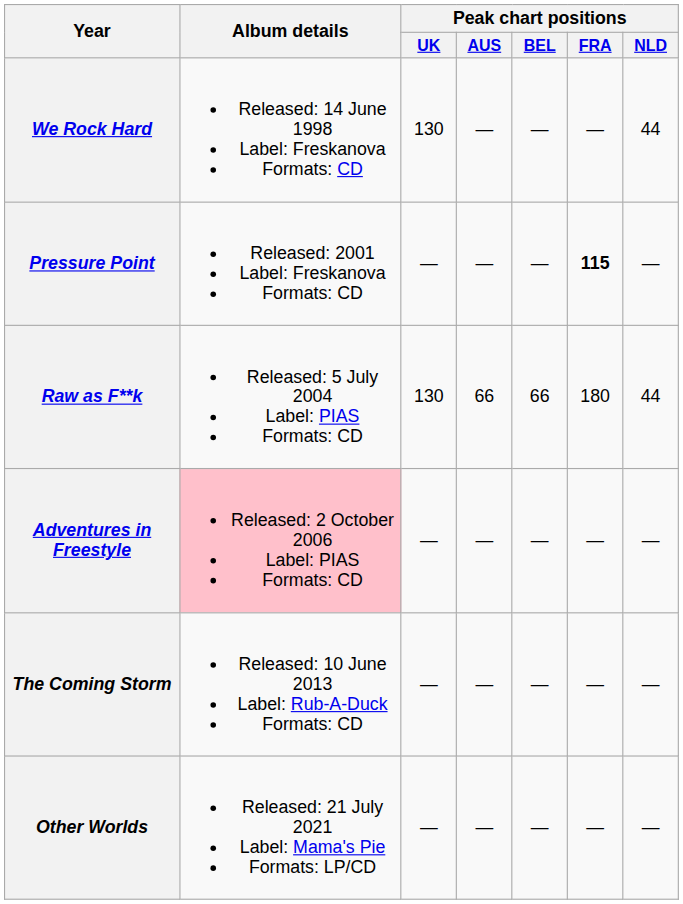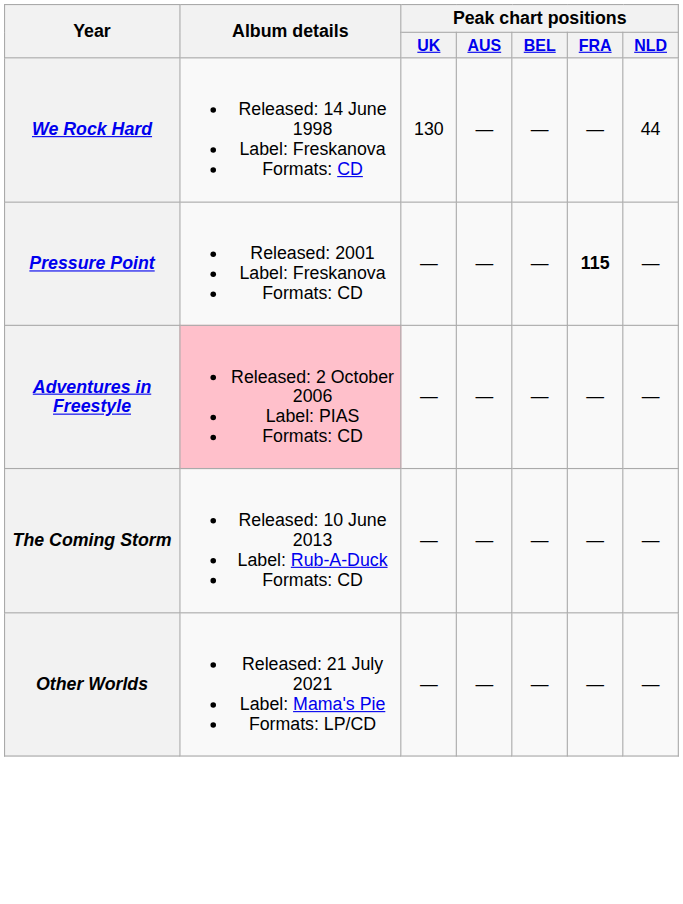- row: (92, 396)
